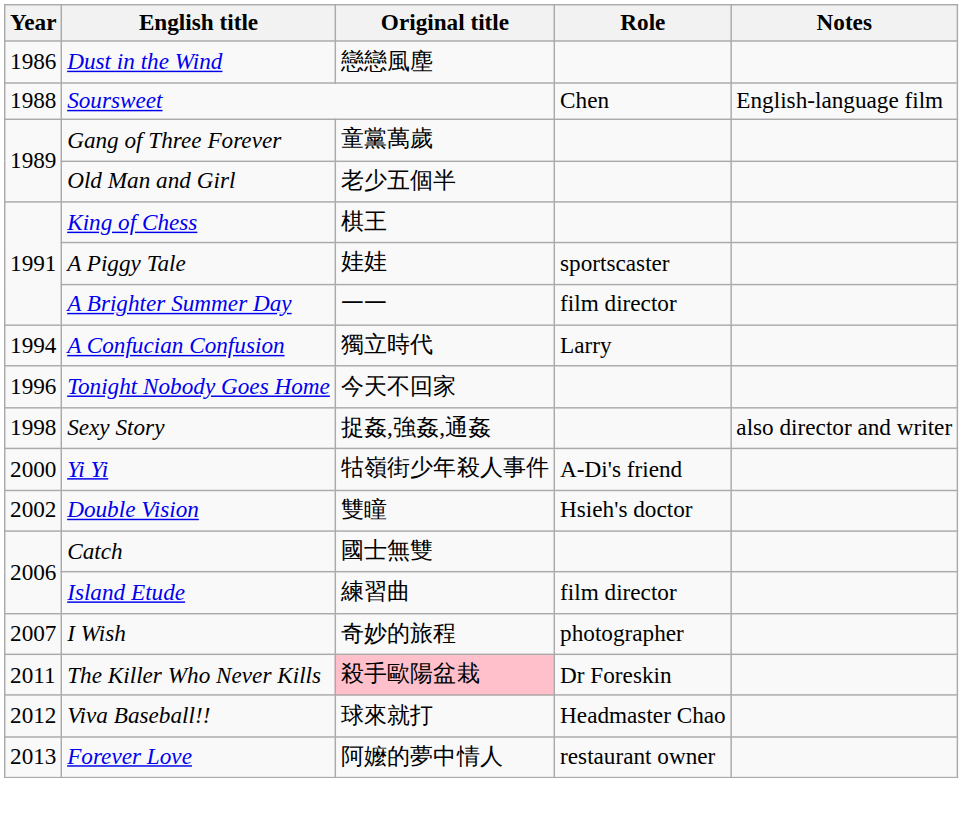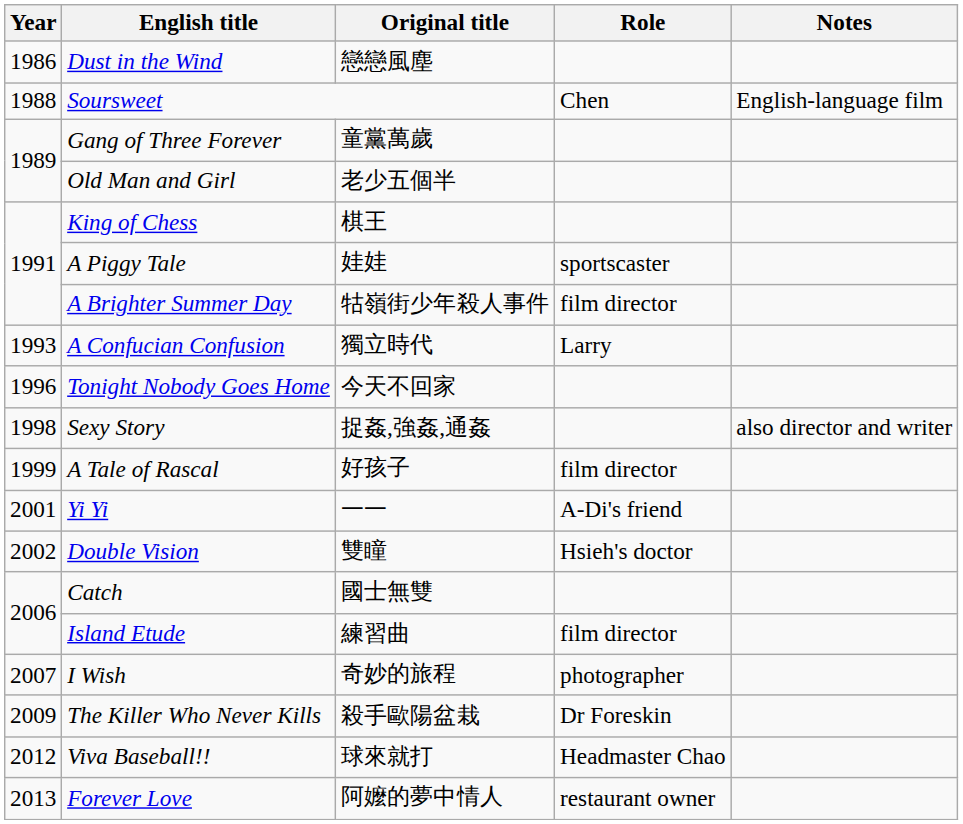(364, 303) 一一 -> (445, 303) 牯嶺街少年殺人事件
(33, 345) 1994 -> (33, 345) 1993
+ row: (143, 468)
(33, 468) 2000 -> (33, 510) 2001
(445, 468) 牯嶺街少年殺人事件 -> (364, 509) 一一
(33, 674) 2011 -> (33, 715) 2009
(410, 673) pink background -> (410, 715) no background
